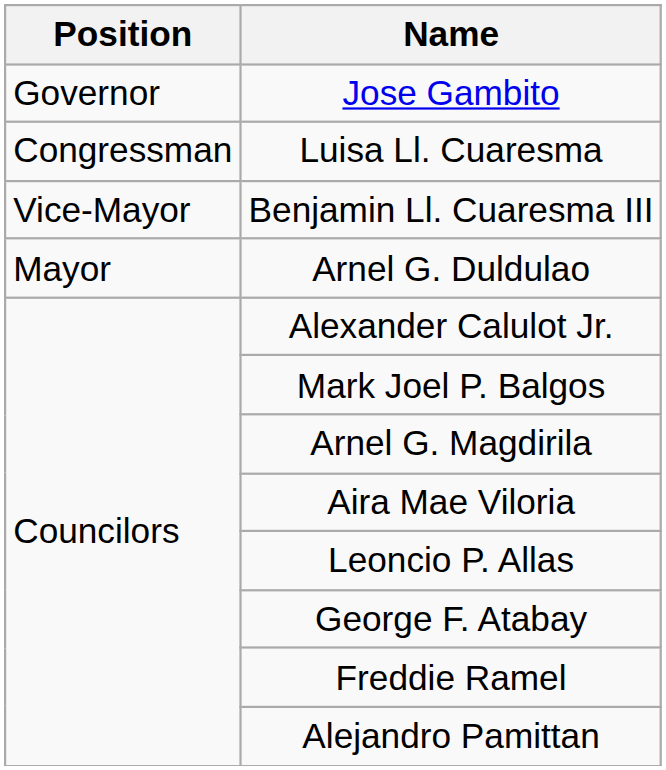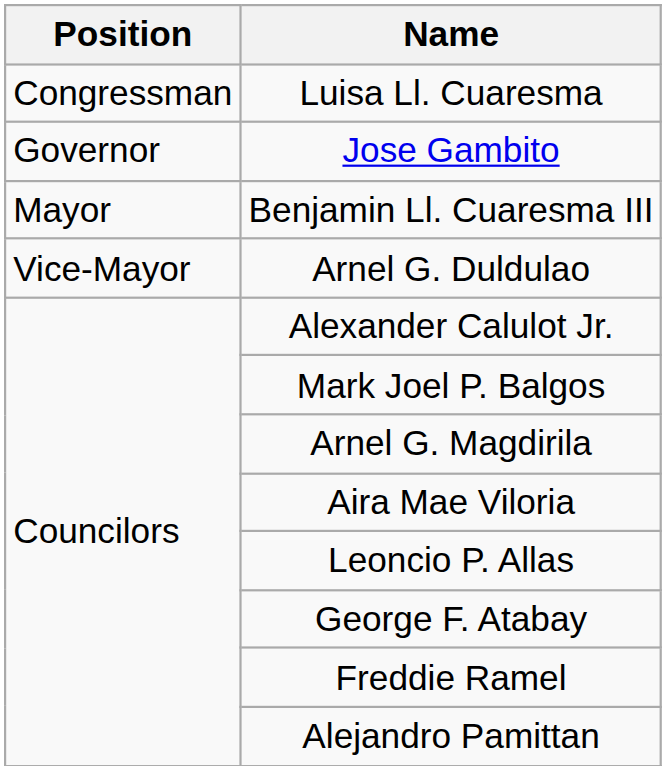rows swapped: (451, 151) <-> (451, 93)
(102, 210) Vice-Mayor -> (62, 210) Mayor
(62, 268) Mayor -> (102, 268) Vice-Mayor
